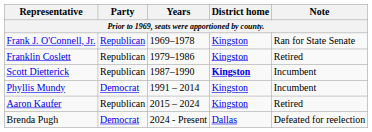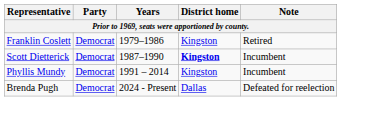- row: (51, 41)
(123, 56) Republican -> (95, 41) Democrat
(123, 72) Republican -> (95, 56) Democrat
- row: (34, 104)
